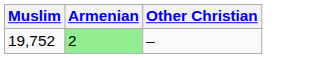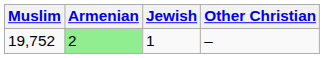+ column: (172, 16)
